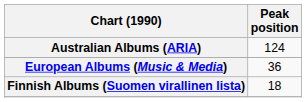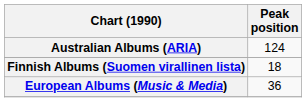rows swapped: (126, 67) <-> (126, 86)
